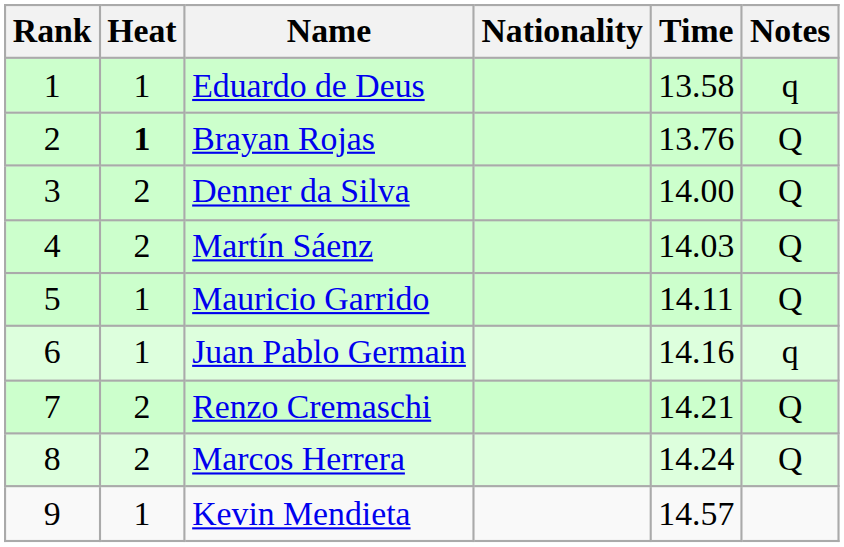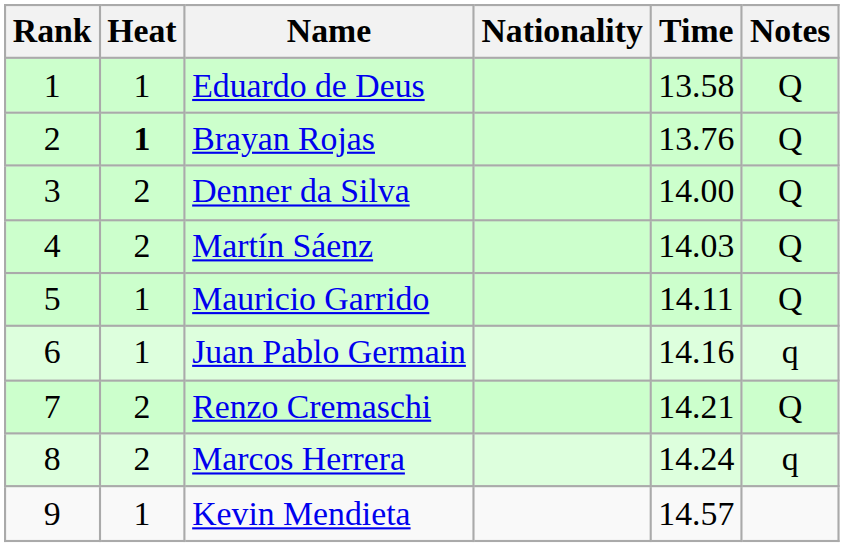(790, 84) q -> (790, 84) Q
(790, 459) Q -> (790, 459) q
